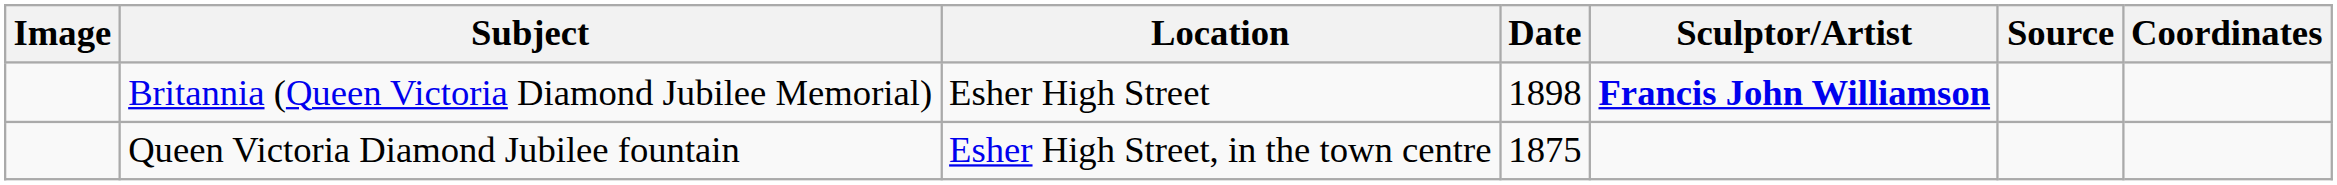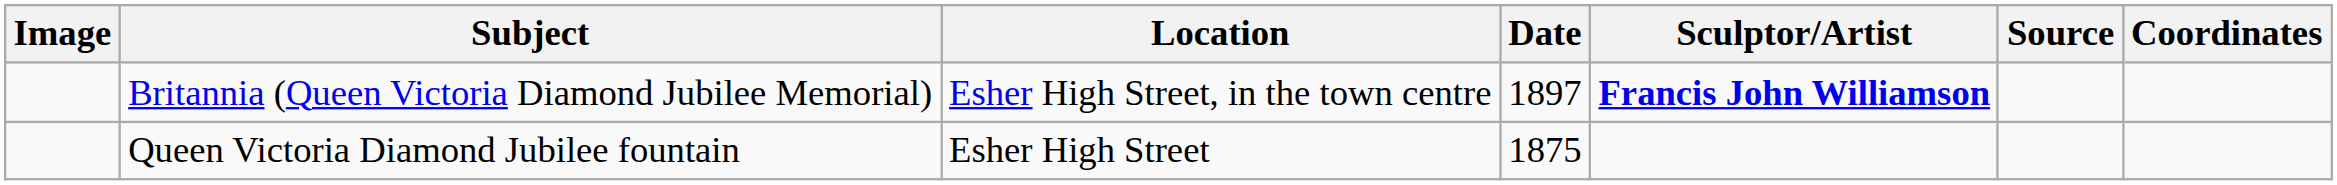(1079, 91) Esher High Street -> (1220, 91) Esher High Street, in the town centre
(1545, 91) 1898 -> (1545, 91) 1897
(1220, 149) Esher High Street, in the town centre -> (1079, 149) Esher High Street
